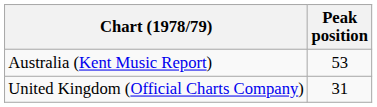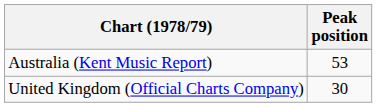(340, 89) 31 -> (340, 89) 30
